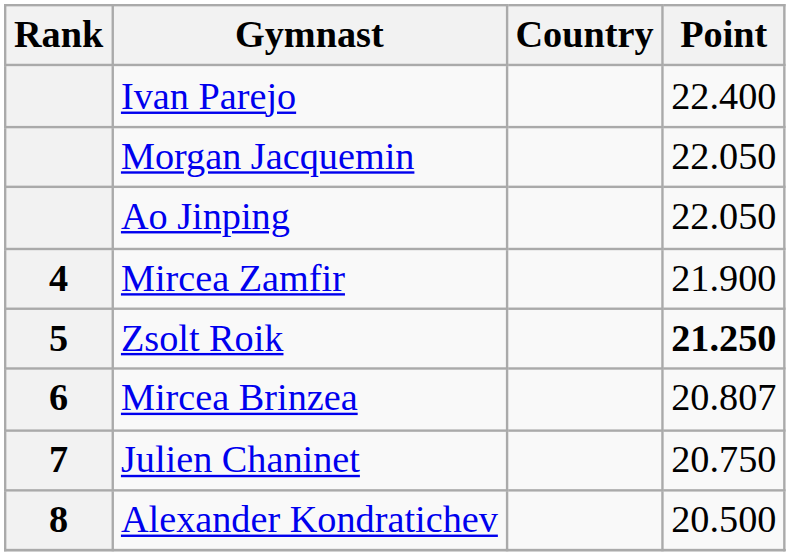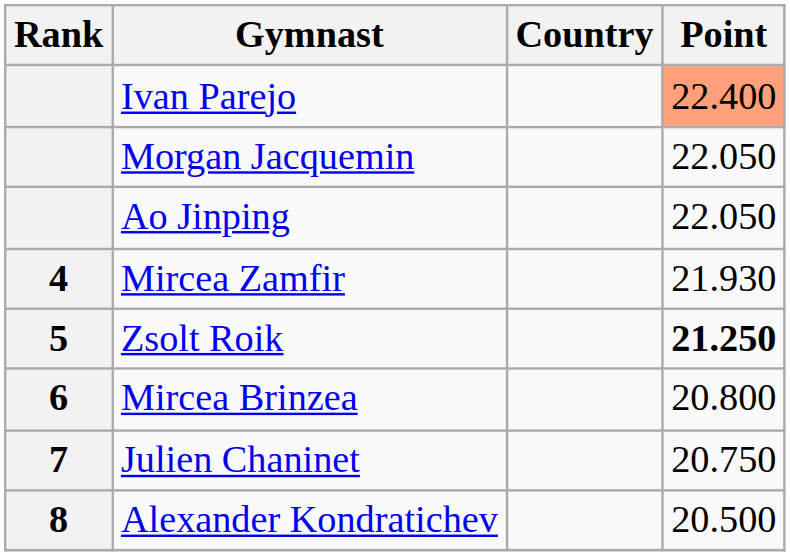(724, 95) no background -> (724, 95) lightsalmon background
(724, 277) 21.900 -> (724, 277) 21.930
(724, 398) 20.807 -> (724, 398) 20.800
